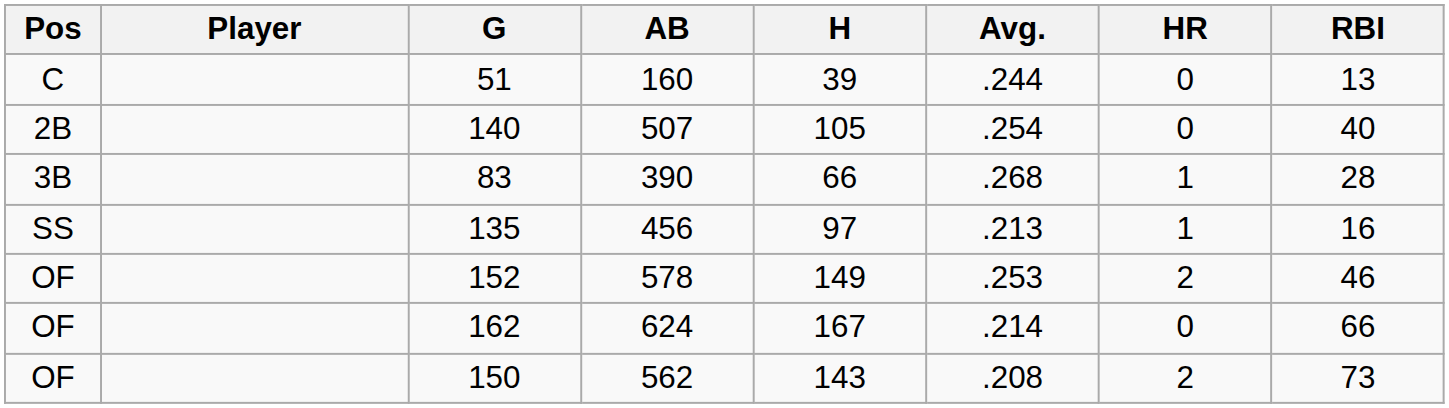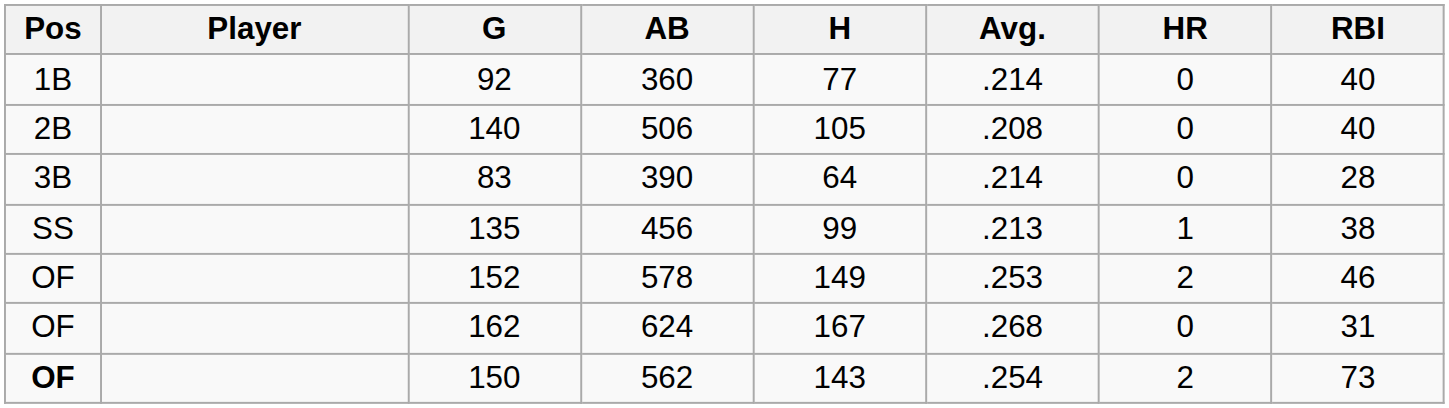- row: (494, 79)
+ row: (494, 79)
(667, 128) 507 -> (667, 128) 506
(1012, 128) .254 -> (1012, 128) .208
(840, 178) 66 -> (840, 178) 64
(1012, 178) .268 -> (1012, 178) .214
(1185, 178) 1 -> (1185, 178) 0
(840, 228) 97 -> (840, 228) 99
(1358, 228) 16 -> (1358, 228) 38
(1012, 327) .214 -> (1012, 327) .268
(1358, 327) 66 -> (1358, 327) 31
(53, 377) normal -> (53, 377) bold
(1012, 377) .208 -> (1012, 377) .254
